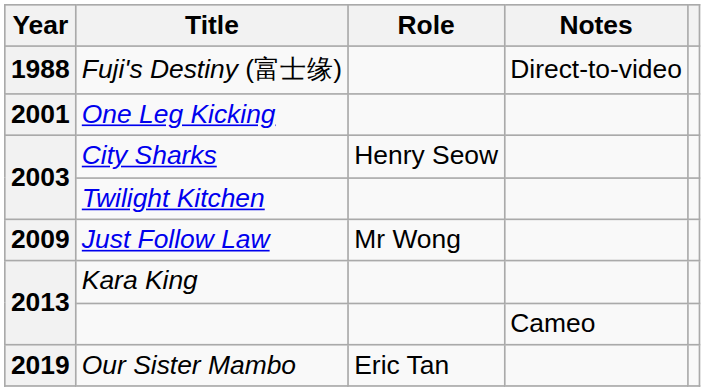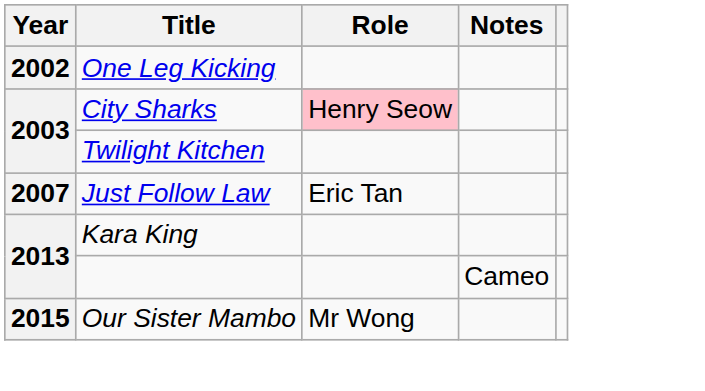- row: (212, 68)
(40, 114) 2001 -> (40, 67) 2002
(426, 155) no background -> (380, 109) pink background
(40, 239) 2009 -> (40, 192) 2007
(408, 239) Mr Wong -> (356, 192) Eric Tan
(40, 365) 2019 -> (40, 318) 2015
(402, 365) Eric Tan -> (361, 318) Mr Wong
